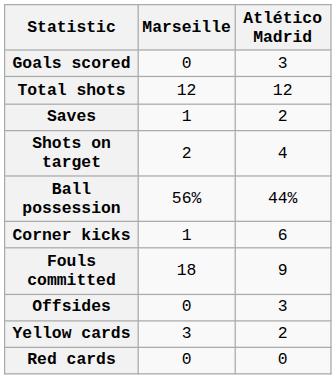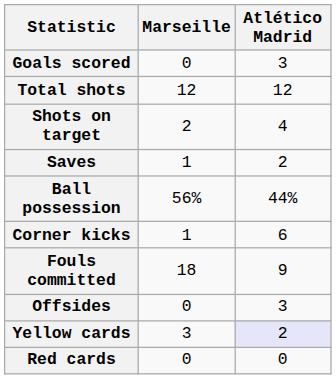rows swapped: (72, 153) <-> (72, 117)
(283, 334) no background -> (283, 334) lavender background
